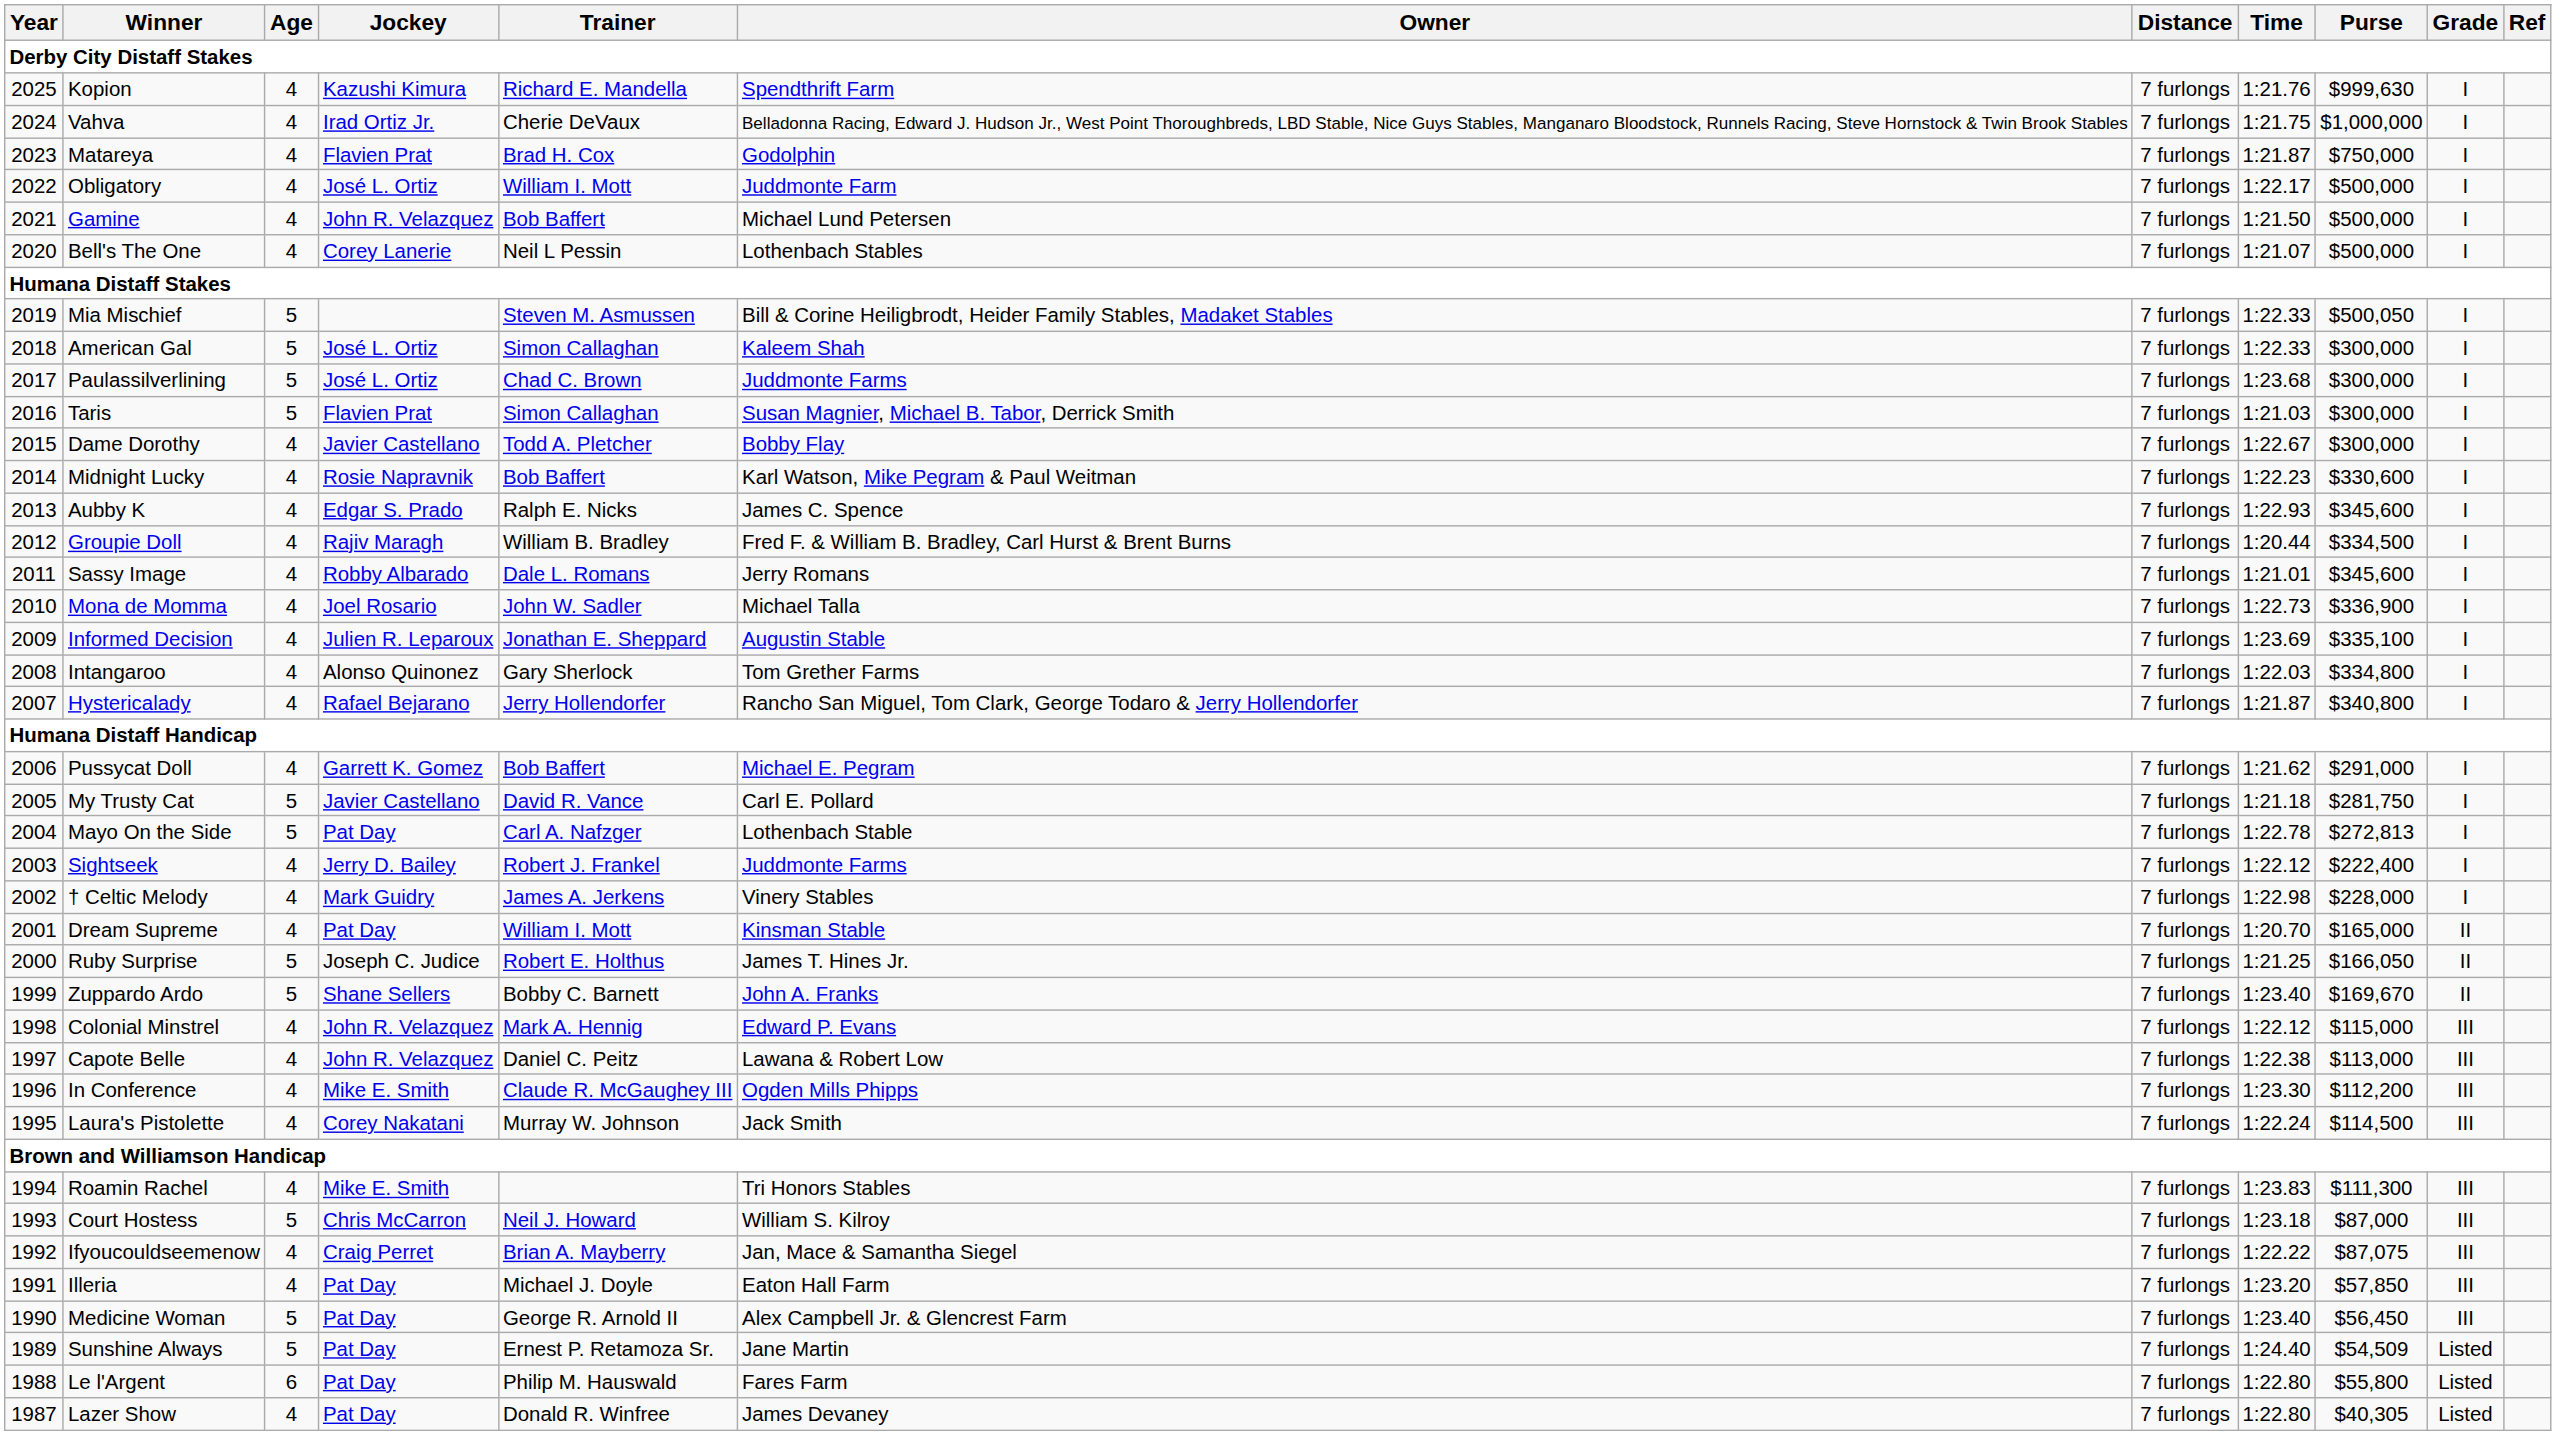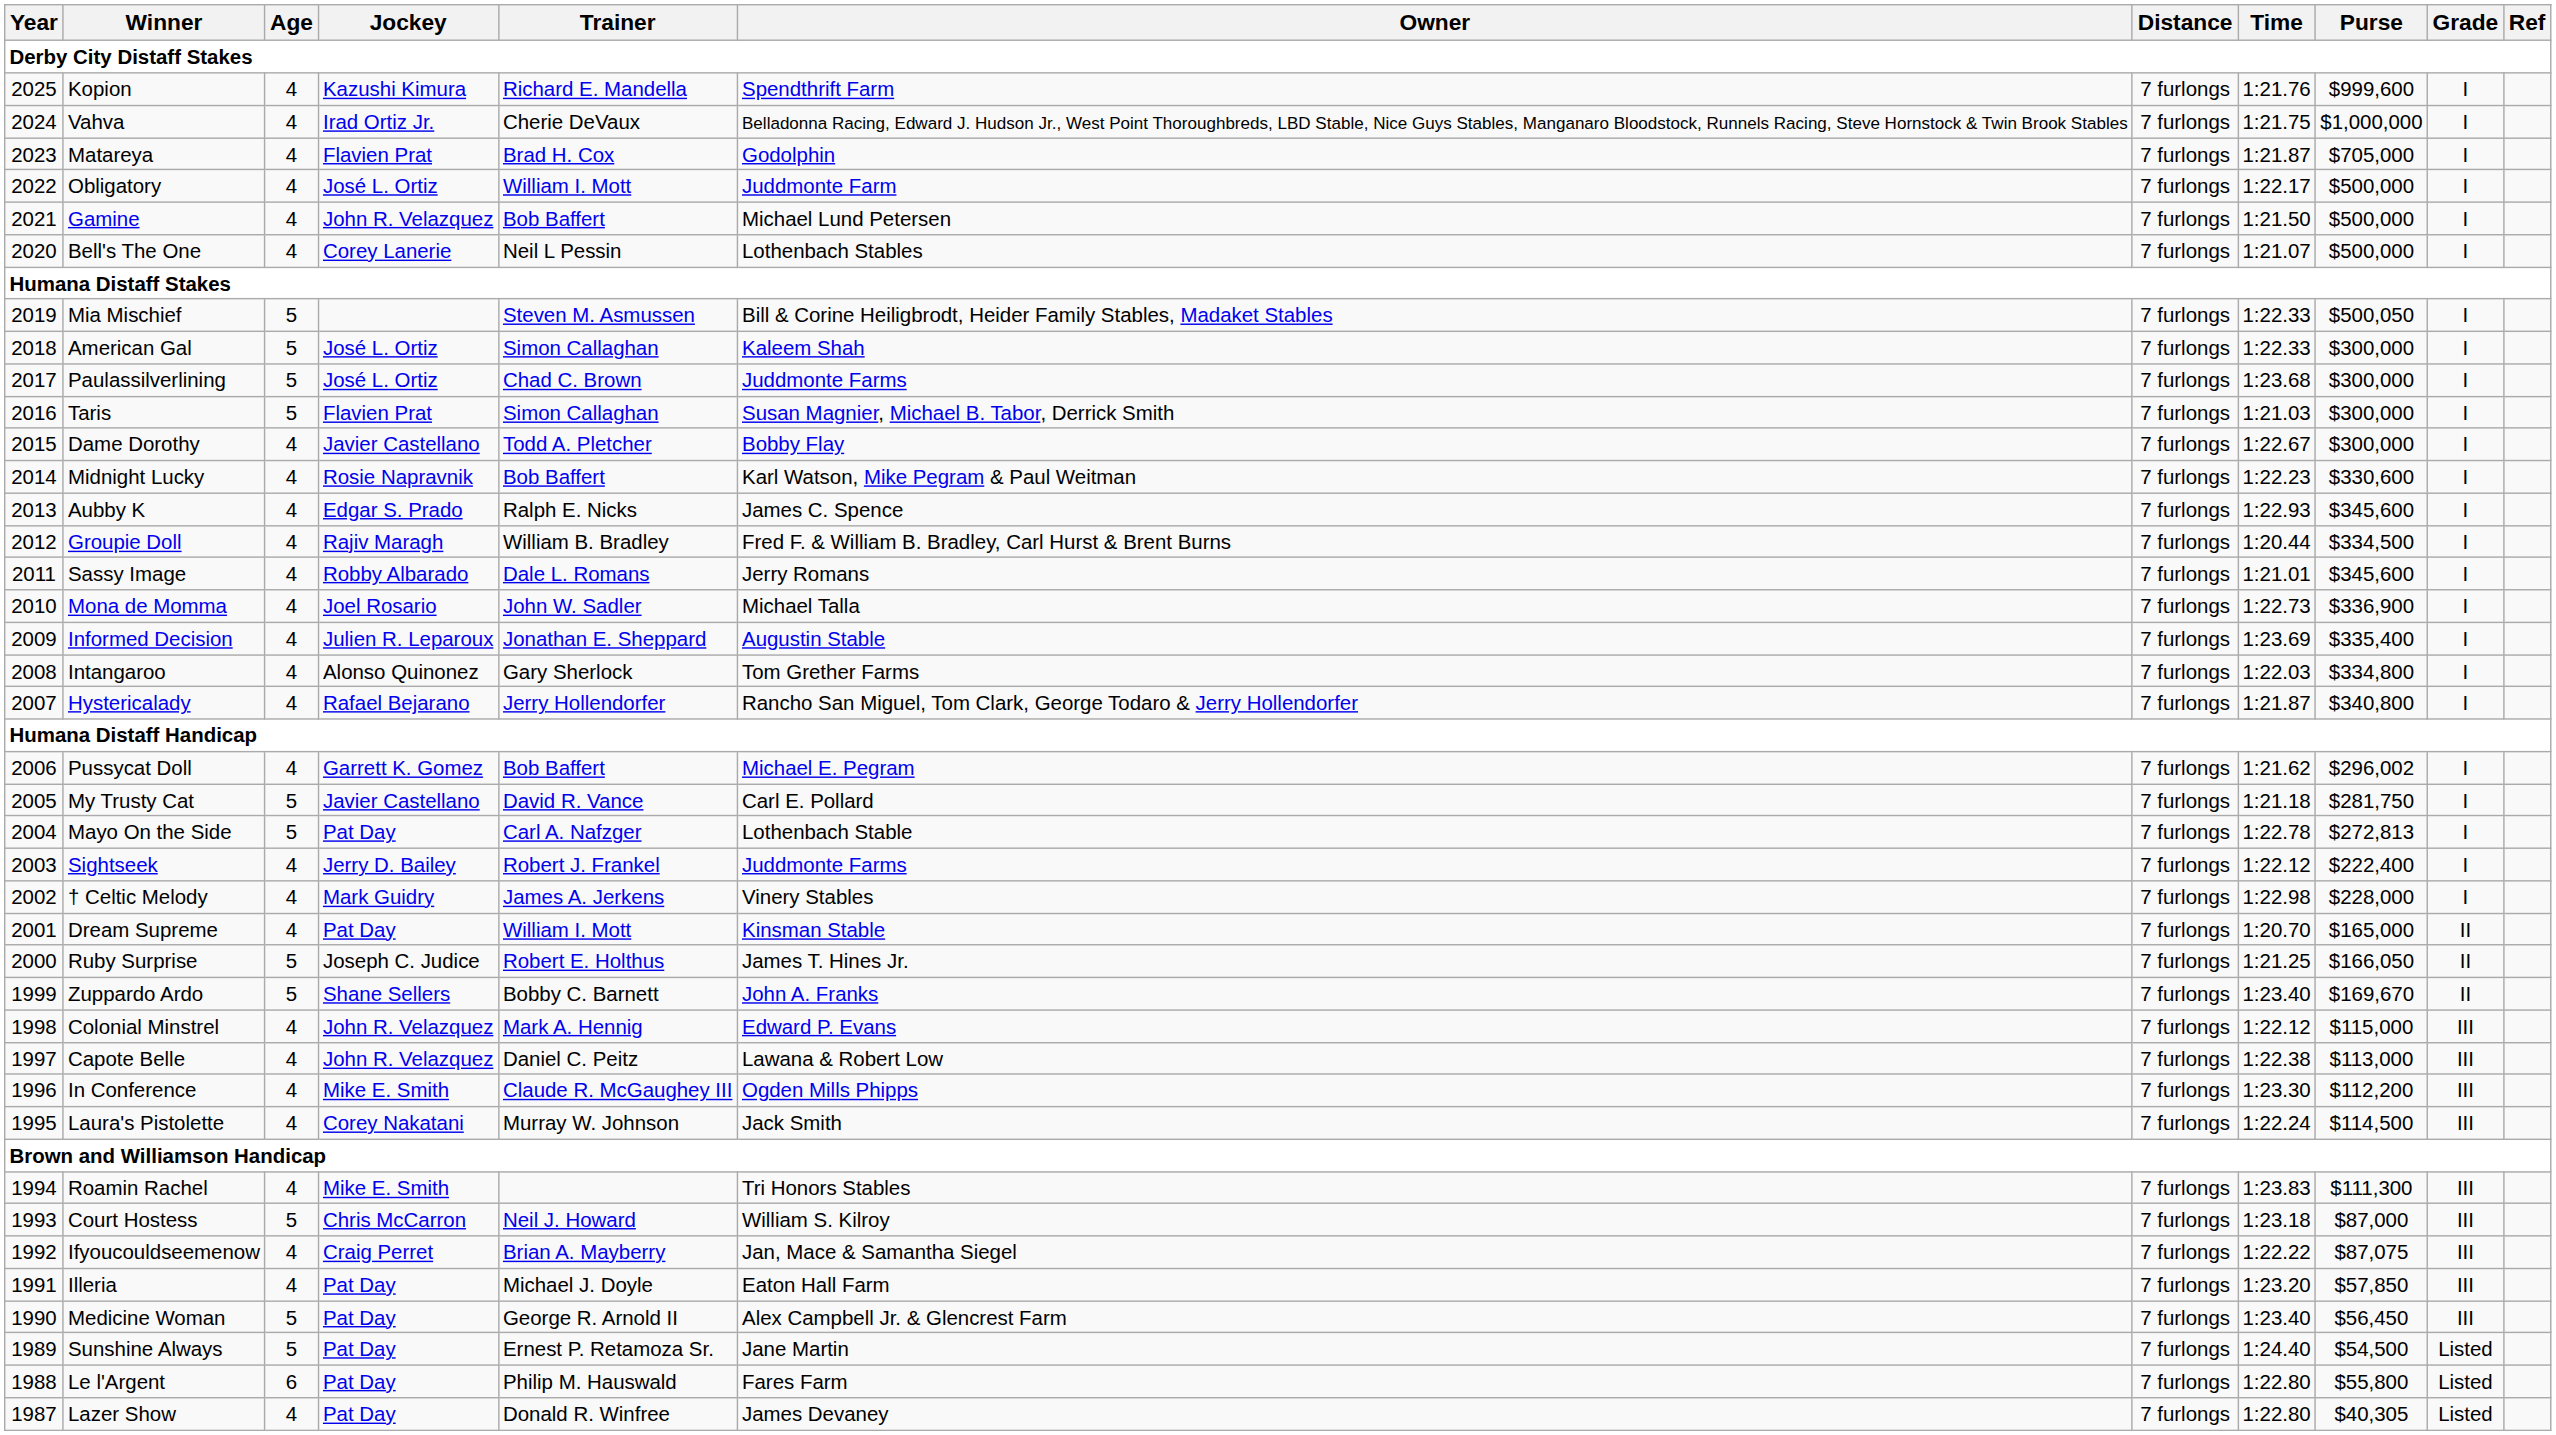(2371, 89) $999,630 -> (2371, 89) $999,600
(2371, 154) $750,000 -> (2371, 154) $705,000
(2371, 638) $335,100 -> (2371, 638) $335,400
(2371, 768) $291,000 -> (2371, 768) $296,002
(2371, 1349) $54,509 -> (2371, 1349) $54,500
